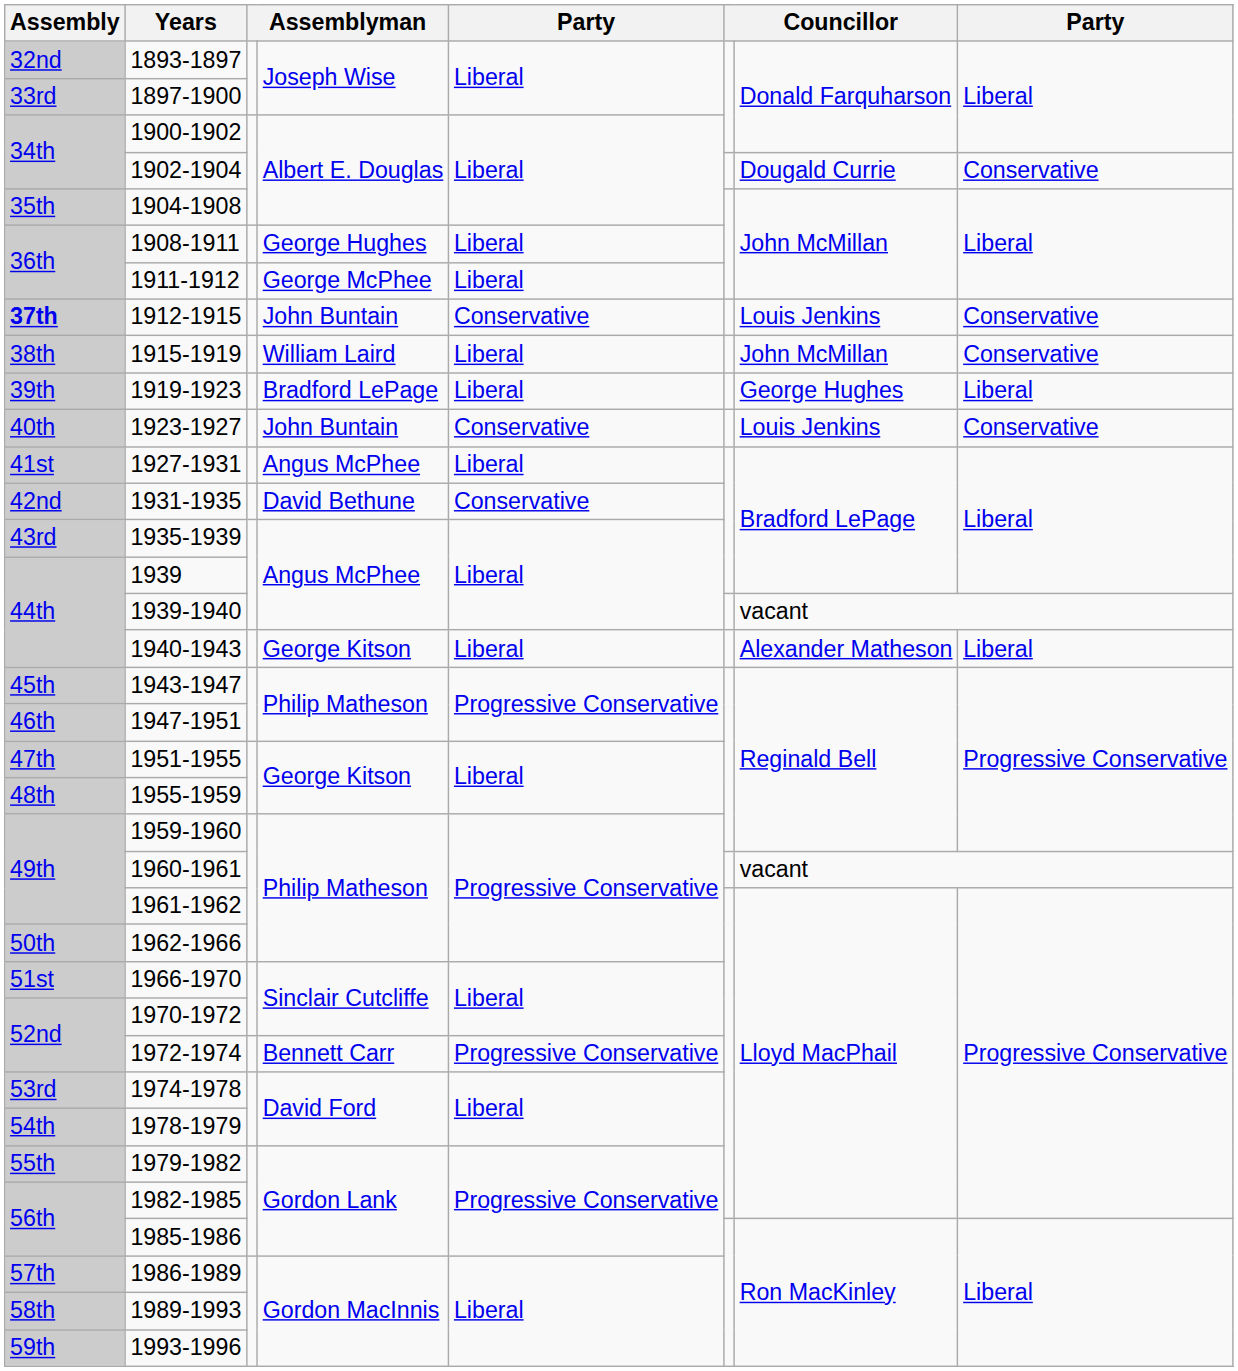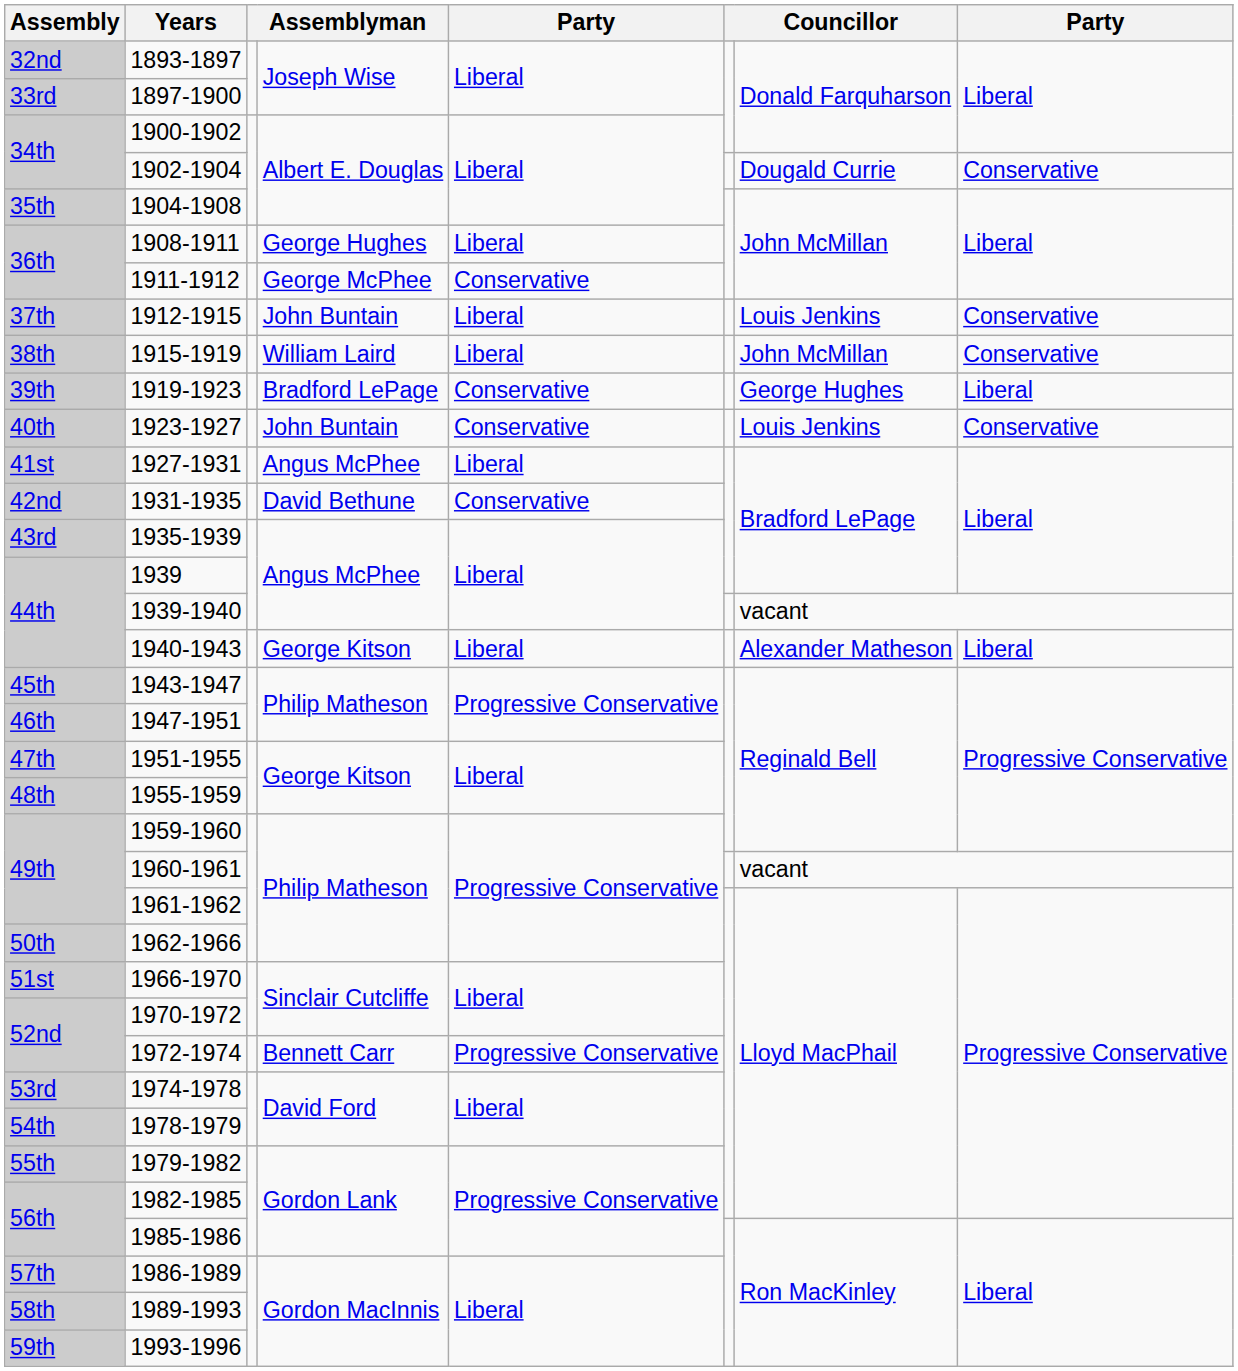(489, 280) Liberal -> (522, 280) Conservative
(34, 317) bold -> (33, 317) normal
(522, 317) Conservative -> (489, 317) Liberal
(489, 390) Liberal -> (522, 390) Conservative
